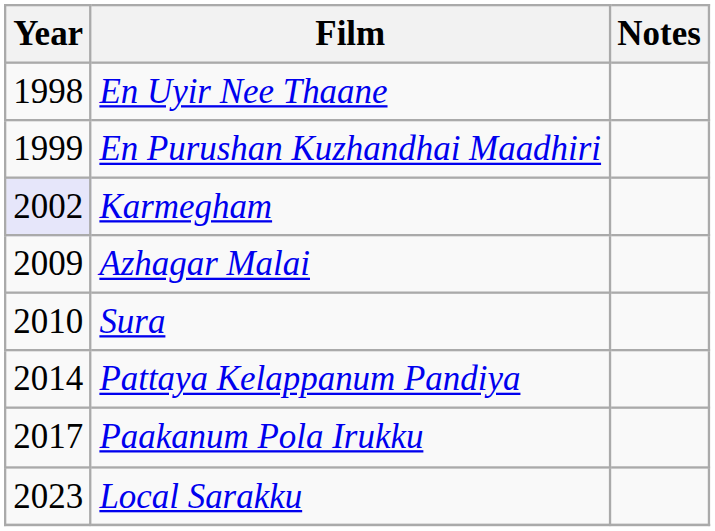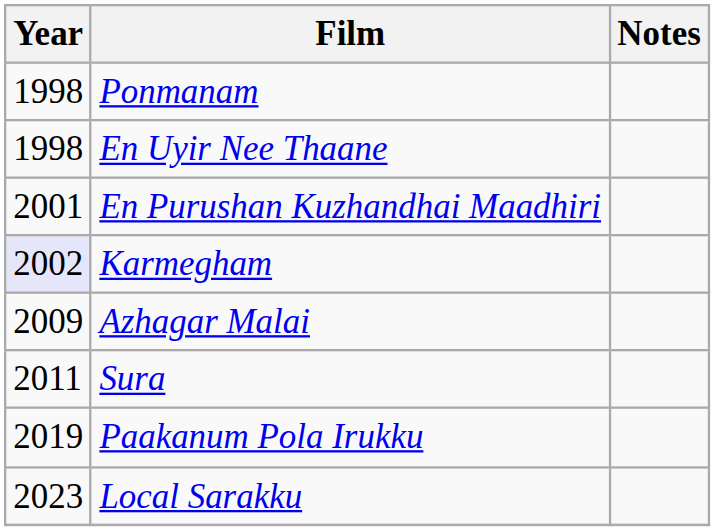+ row: (179, 91)
(48, 148) 1999 -> (48, 206) 2001
(48, 321) 2010 -> (48, 379) 2011
- row: (310, 379)
(48, 437) 2017 -> (48, 437) 2019
